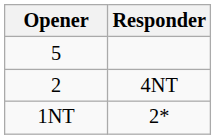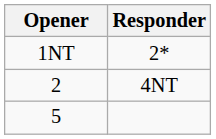rows swapped: (56, 117) <-> (56, 52)
